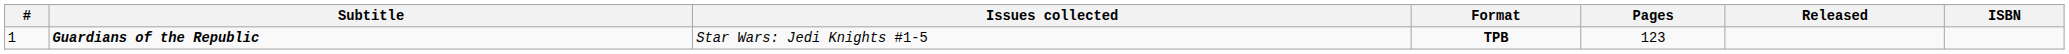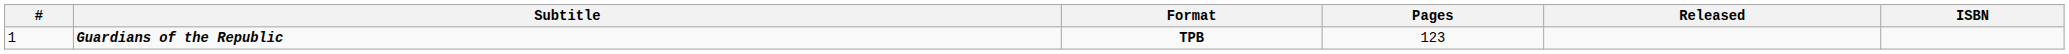- column: (1052, 16)
